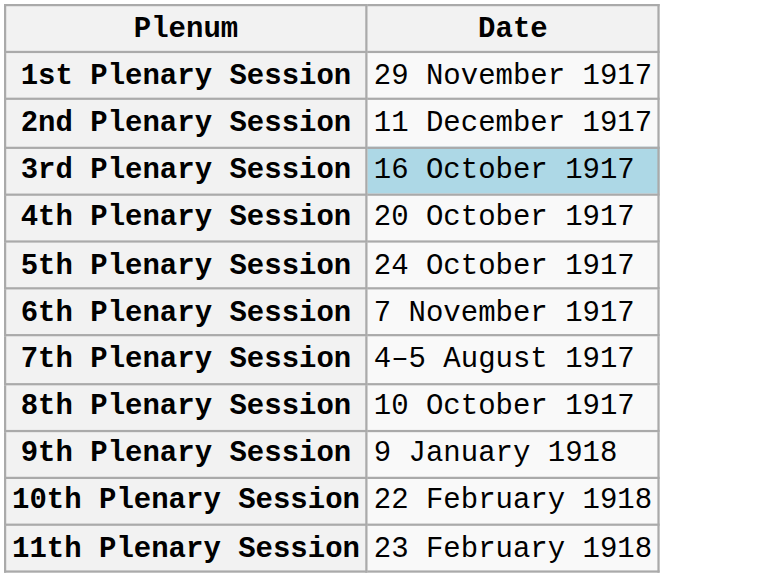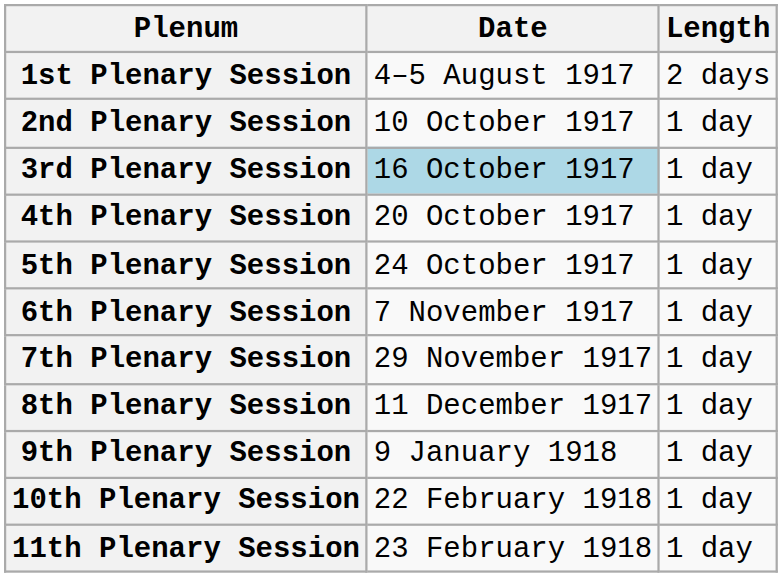+ column: (718, 29)
(513, 76) 29 November 1917 -> (504, 76) 4–5 August 1917
(513, 123) 11 December 1917 -> (504, 123) 10 October 1917
(504, 359) 4–5 August 1917 -> (513, 359) 29 November 1917
(504, 407) 10 October 1917 -> (513, 407) 11 December 1917
